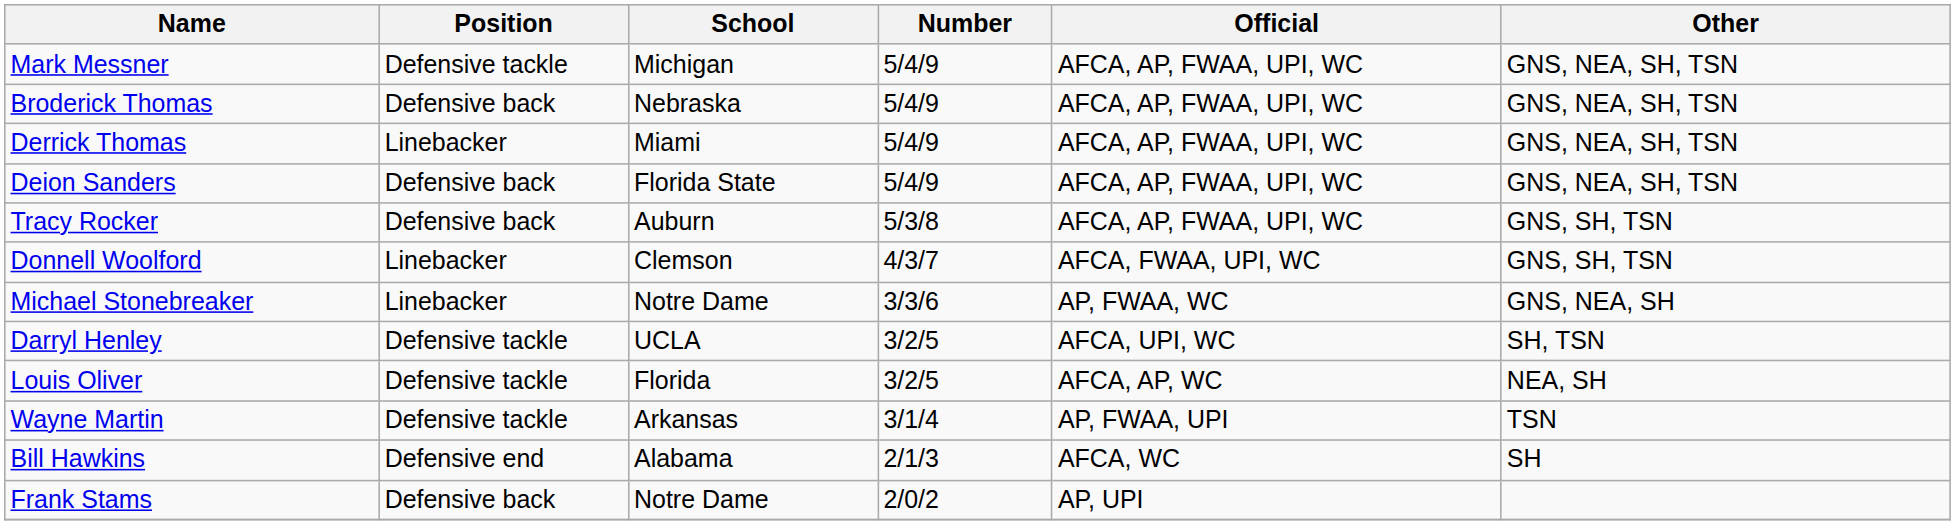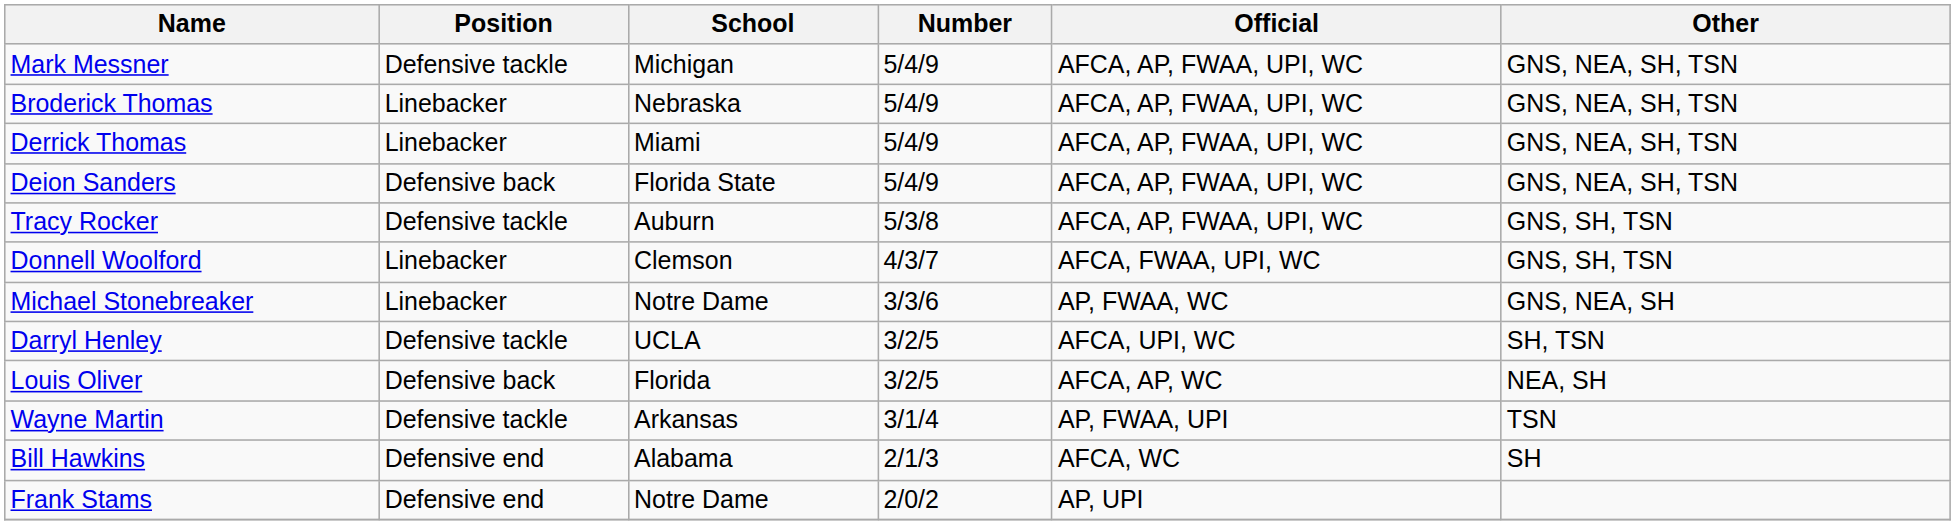(470, 103) Defensive back -> (446, 103) Linebacker
(470, 222) Defensive back -> (476, 222) Defensive tackle
(476, 380) Defensive tackle -> (470, 380) Defensive back
(470, 499) Defensive back -> (464, 499) Defensive end
